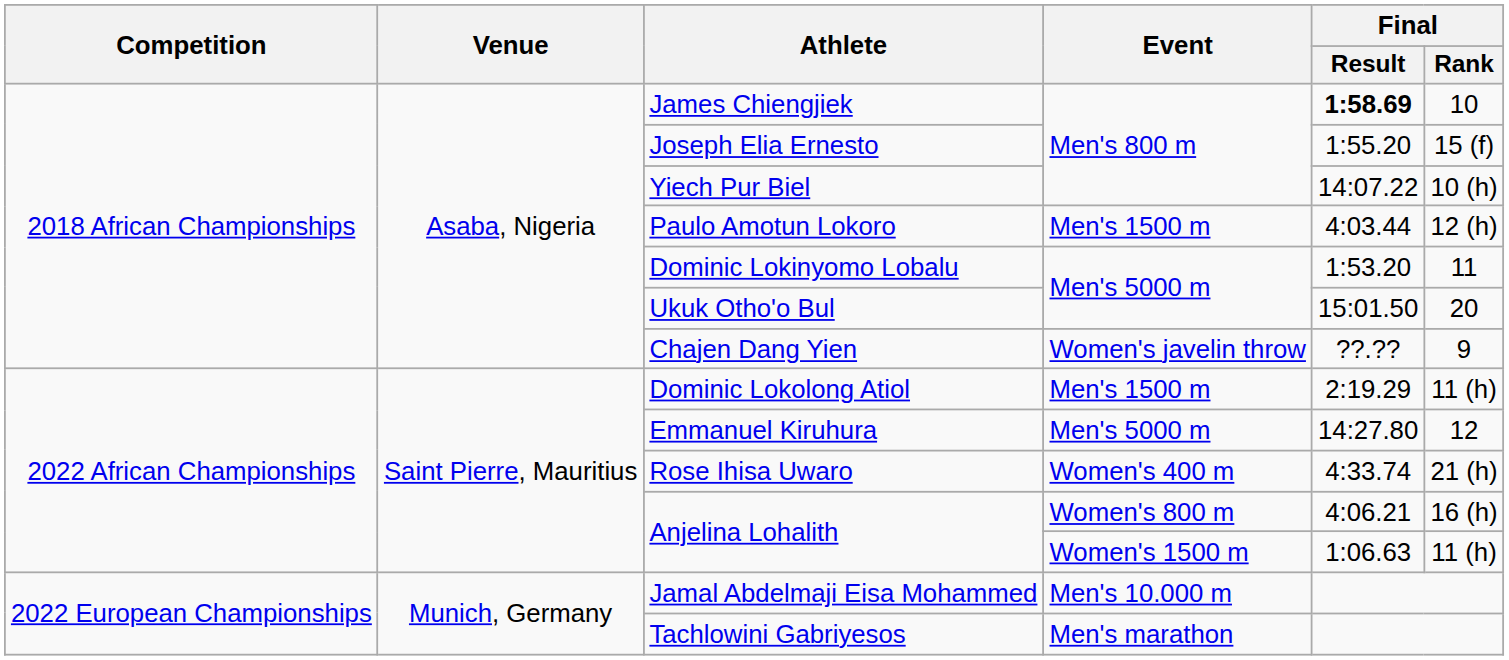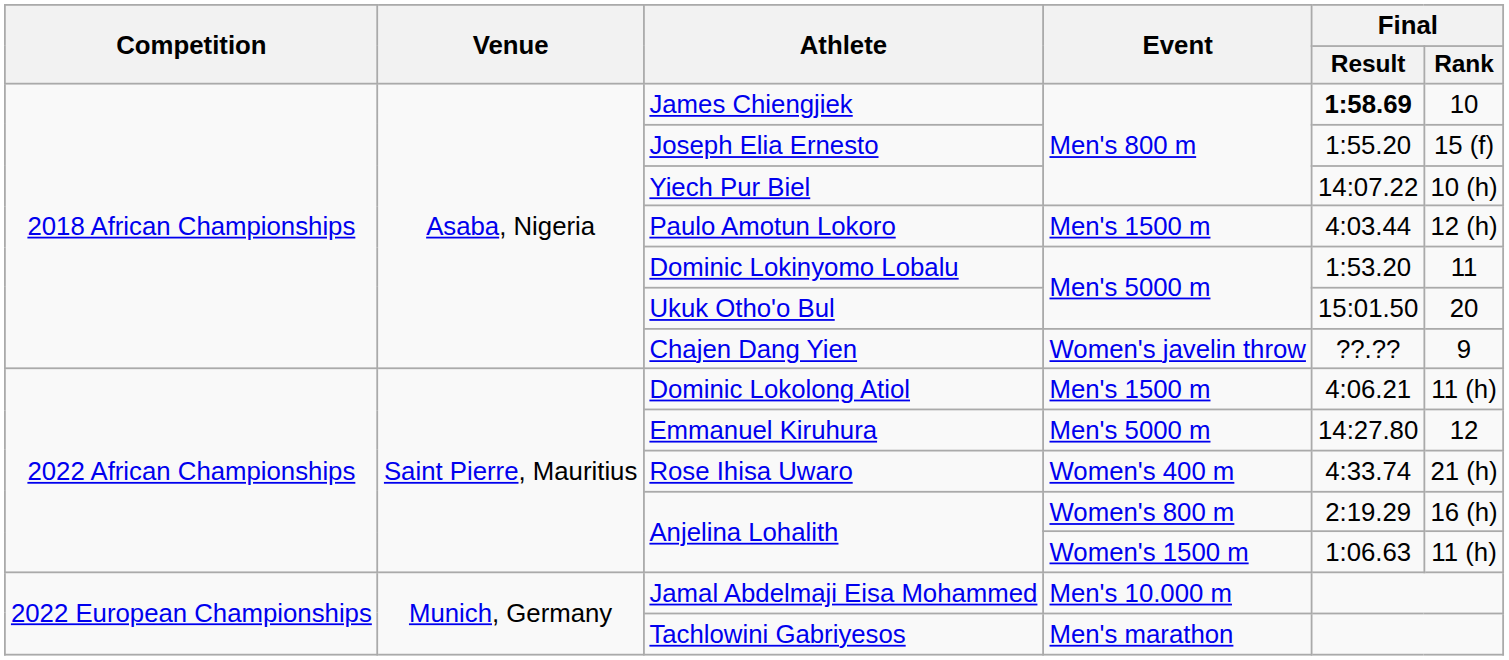(1368, 390) 2:19.29 -> (1368, 390) 4:06.21
(1368, 512) 4:06.21 -> (1368, 512) 2:19.29
